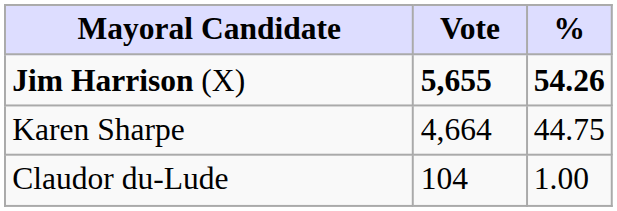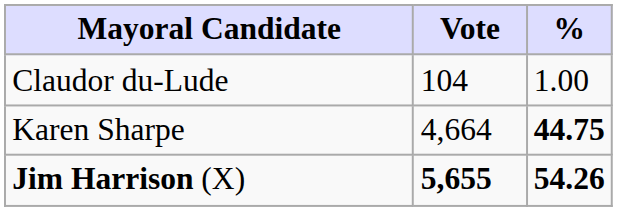rows swapped: (129, 79) <-> (120, 179)
(569, 129) normal -> (569, 129) bold
